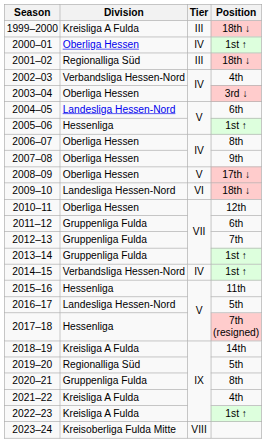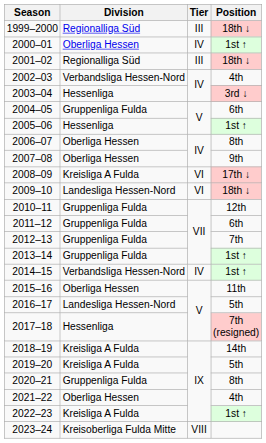(101, 28) Kreisliga A Fulda -> (101, 28) Regionalliga Süd
(101, 93) Oberliga Hessen -> (88, 93) Hessenliga
(119, 110) Landesliga Hessen-Nord -> (105, 110) Gruppenliga Fulda
(101, 175) Oberliga Hessen -> (101, 175) Kreisliga A Fulda
(199, 175) V -> (199, 175) VI
(101, 207) Oberliga Hessen -> (105, 207) Gruppenliga Fulda
(88, 288) Hessenliga -> (101, 288) Oberliga Hessen
(101, 365) Regionalliga Süd -> (101, 365) Kreisliga A Fulda
(101, 397) Kreisliga A Fulda -> (101, 397) Oberliga Hessen
